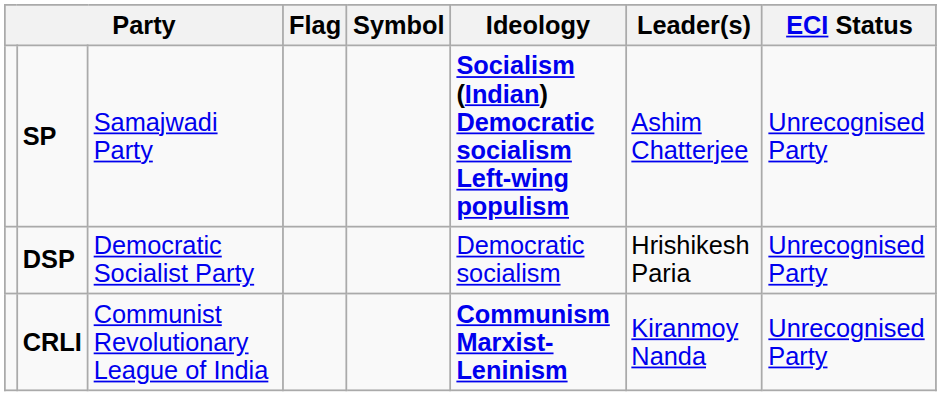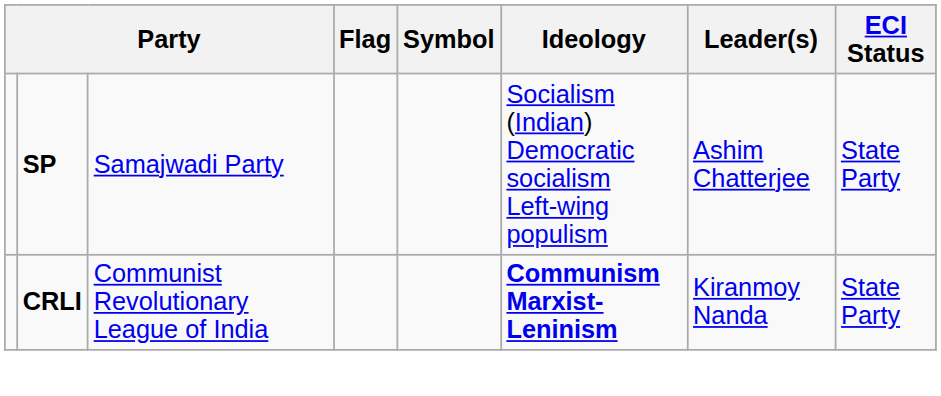(525, 136) bold -> (570, 164) normal
(847, 136) Unrecognised Party -> (871, 164) State Party
- row: (49, 260)
(847, 343) Unrecognised Party -> (871, 302) State Party
